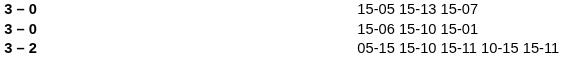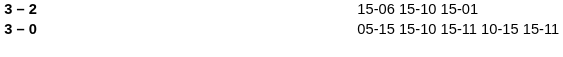- row: (418, 9)
(21, 29) 3 – 0 -> (21, 9) 3 – 2
(21, 48) 3 – 2 -> (21, 29) 3 – 0
